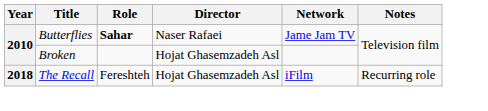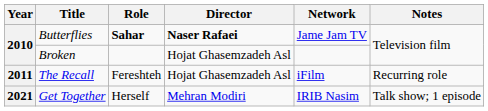(189, 34) normal -> (202, 34) bold
(20, 75) 2018 -> (20, 75) 2011
+ row: (72, 95)
